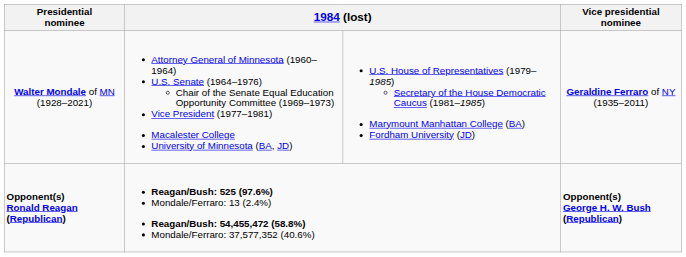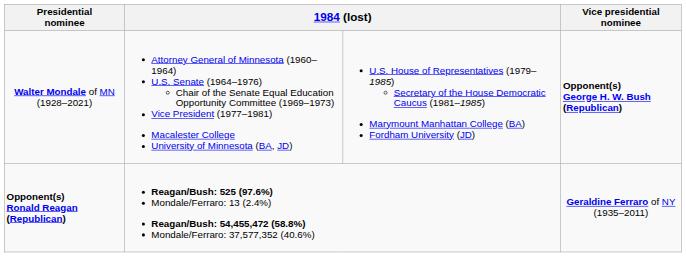(621, 97) Geraldine Ferraro of NY (1935–2011) -> (607, 97) Opponent(s) George H. W. Bush (Republican)
(607, 207) Opponent(s) George H. W. Bush (Republican) -> (621, 207) Geraldine Ferraro of NY (1935–2011)
